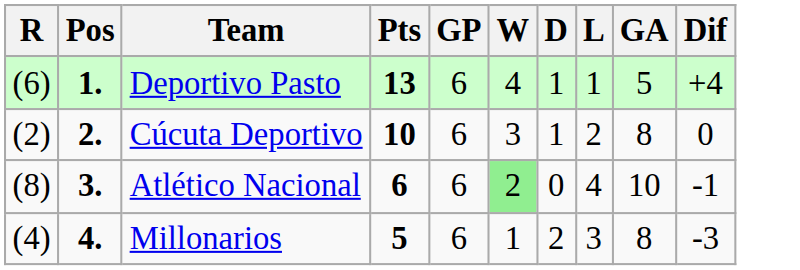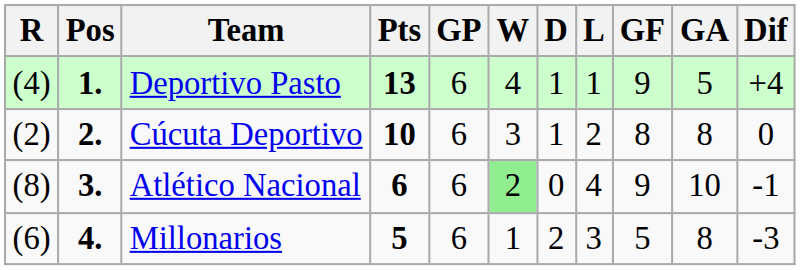+ column: (642, 30)
(32, 82) (6) -> (32, 82) (4)
(32, 237) (4) -> (32, 237) (6)
